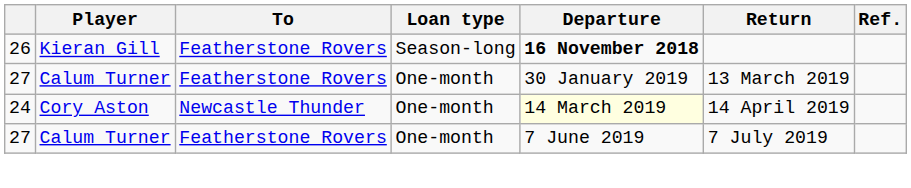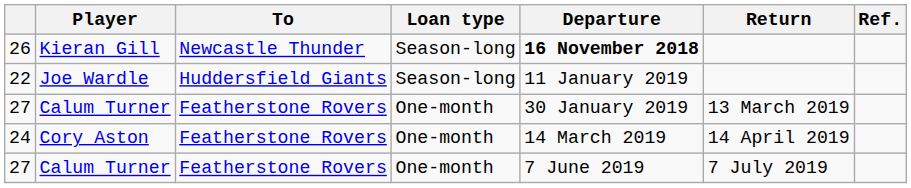(283, 49) Featherstone Rovers -> (272, 49) Newcastle Thunder
+ row: (20, 79)
(272, 109) Newcastle Thunder -> (283, 138) Featherstone Rovers
(595, 109) lightyellow background -> (595, 138) no background
